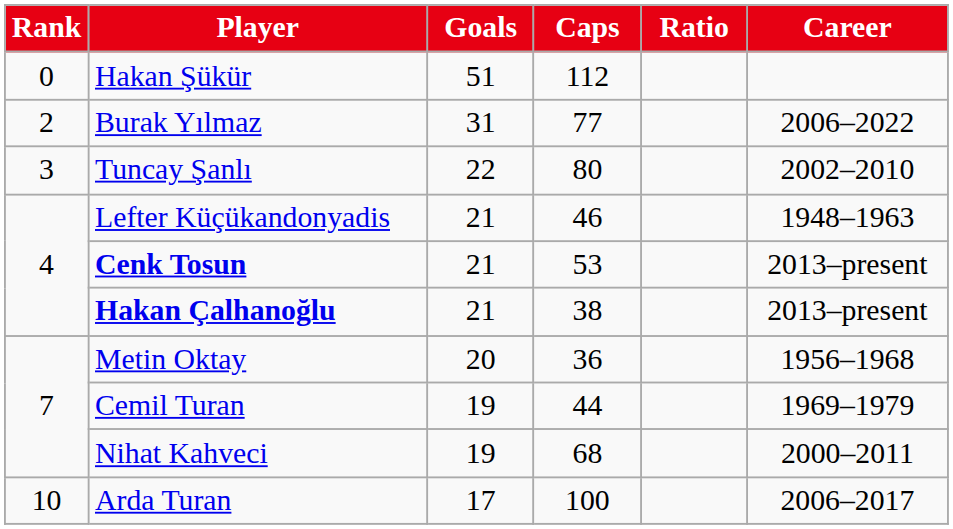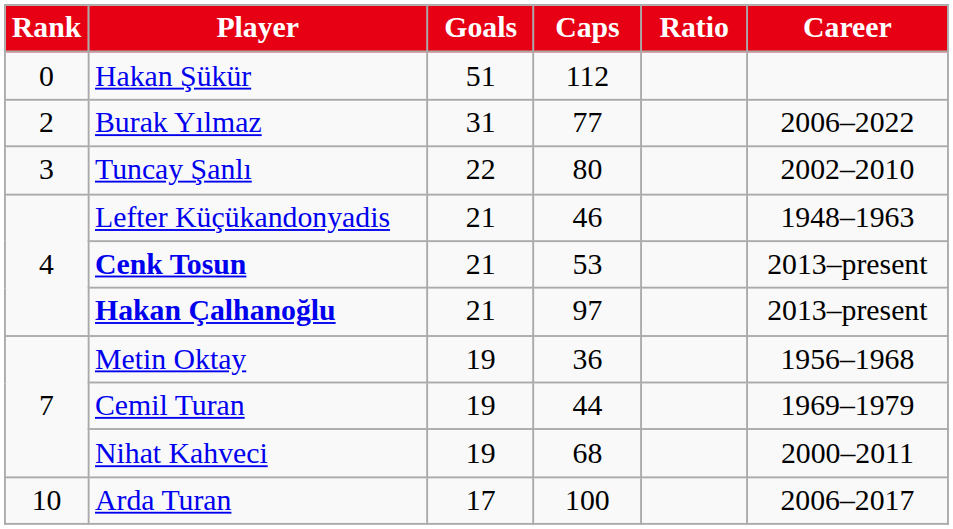(587, 311) 38 -> (587, 311) 97
(481, 358) 20 -> (481, 358) 19
